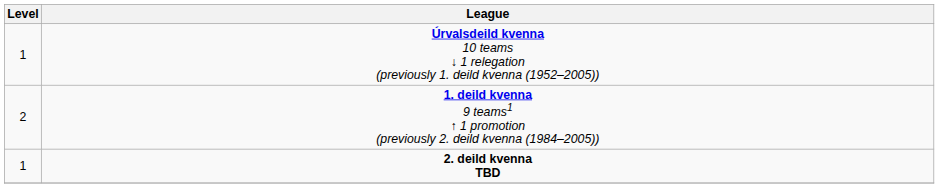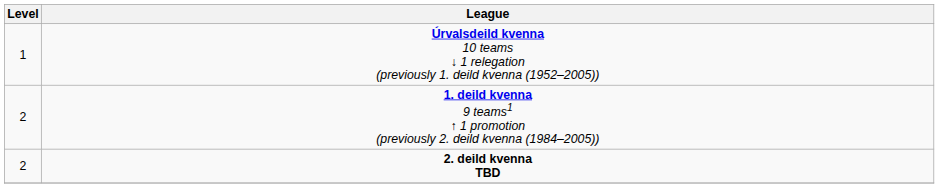(23, 166) 1 -> (23, 166) 2
